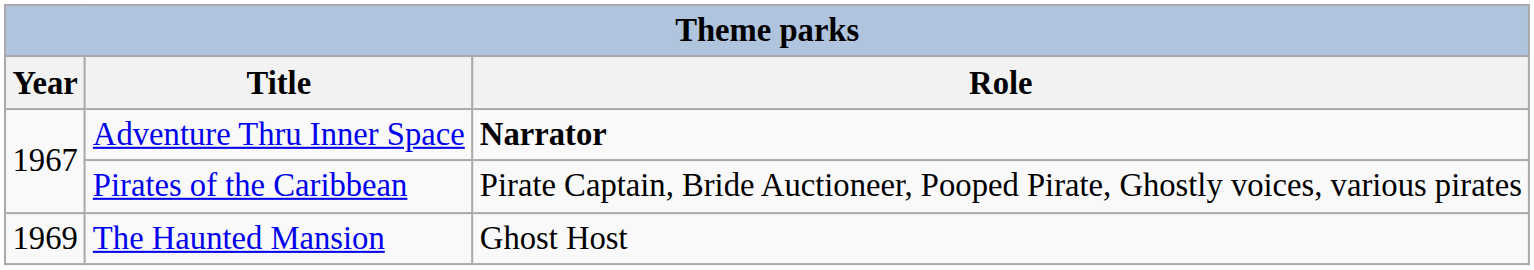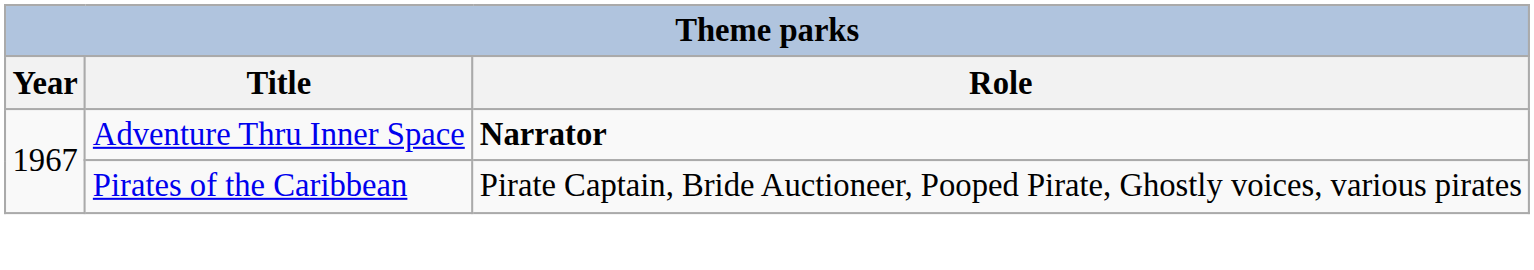- row: (239, 237)
